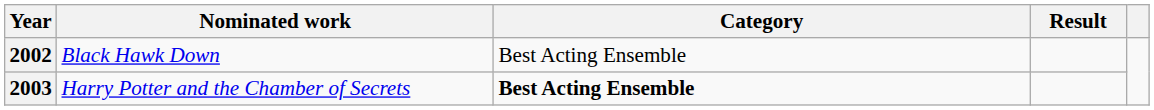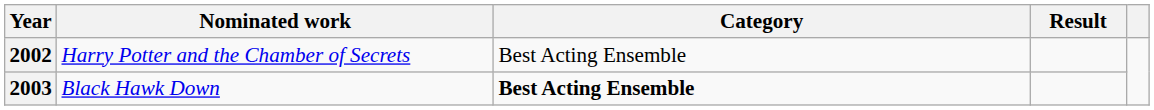(141, 54) Black Hawk Down -> (236, 54) Harry Potter and the Chamber of Secrets
(236, 88) Harry Potter and the Chamber of Secrets -> (141, 88) Black Hawk Down
